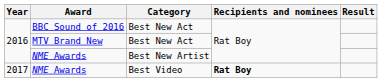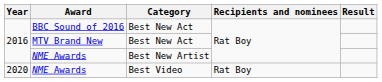(17, 70) 2017 -> (17, 70) 2020
(233, 70) bold -> (233, 70) normal
